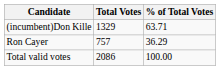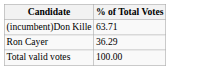- column: (119, 12)
